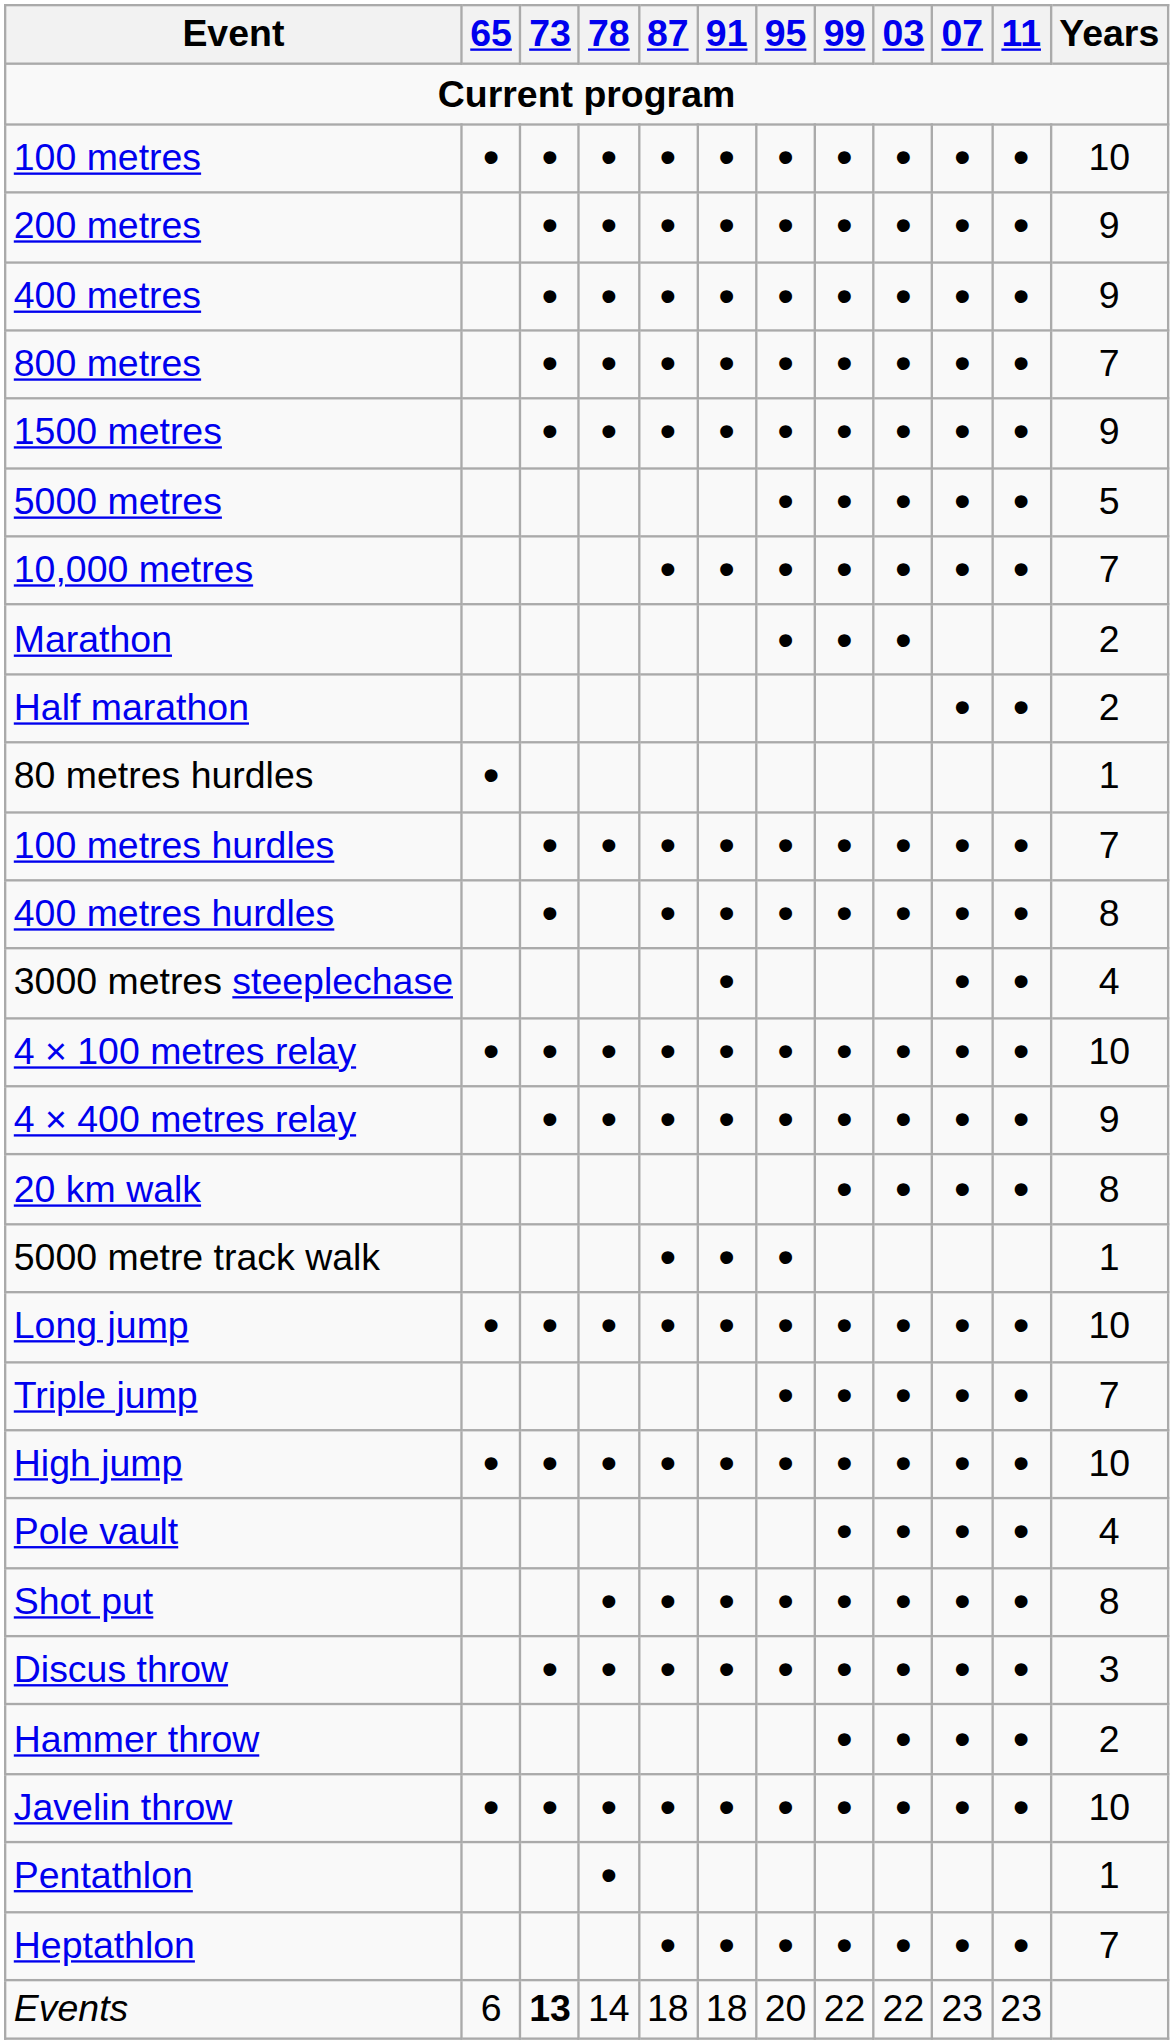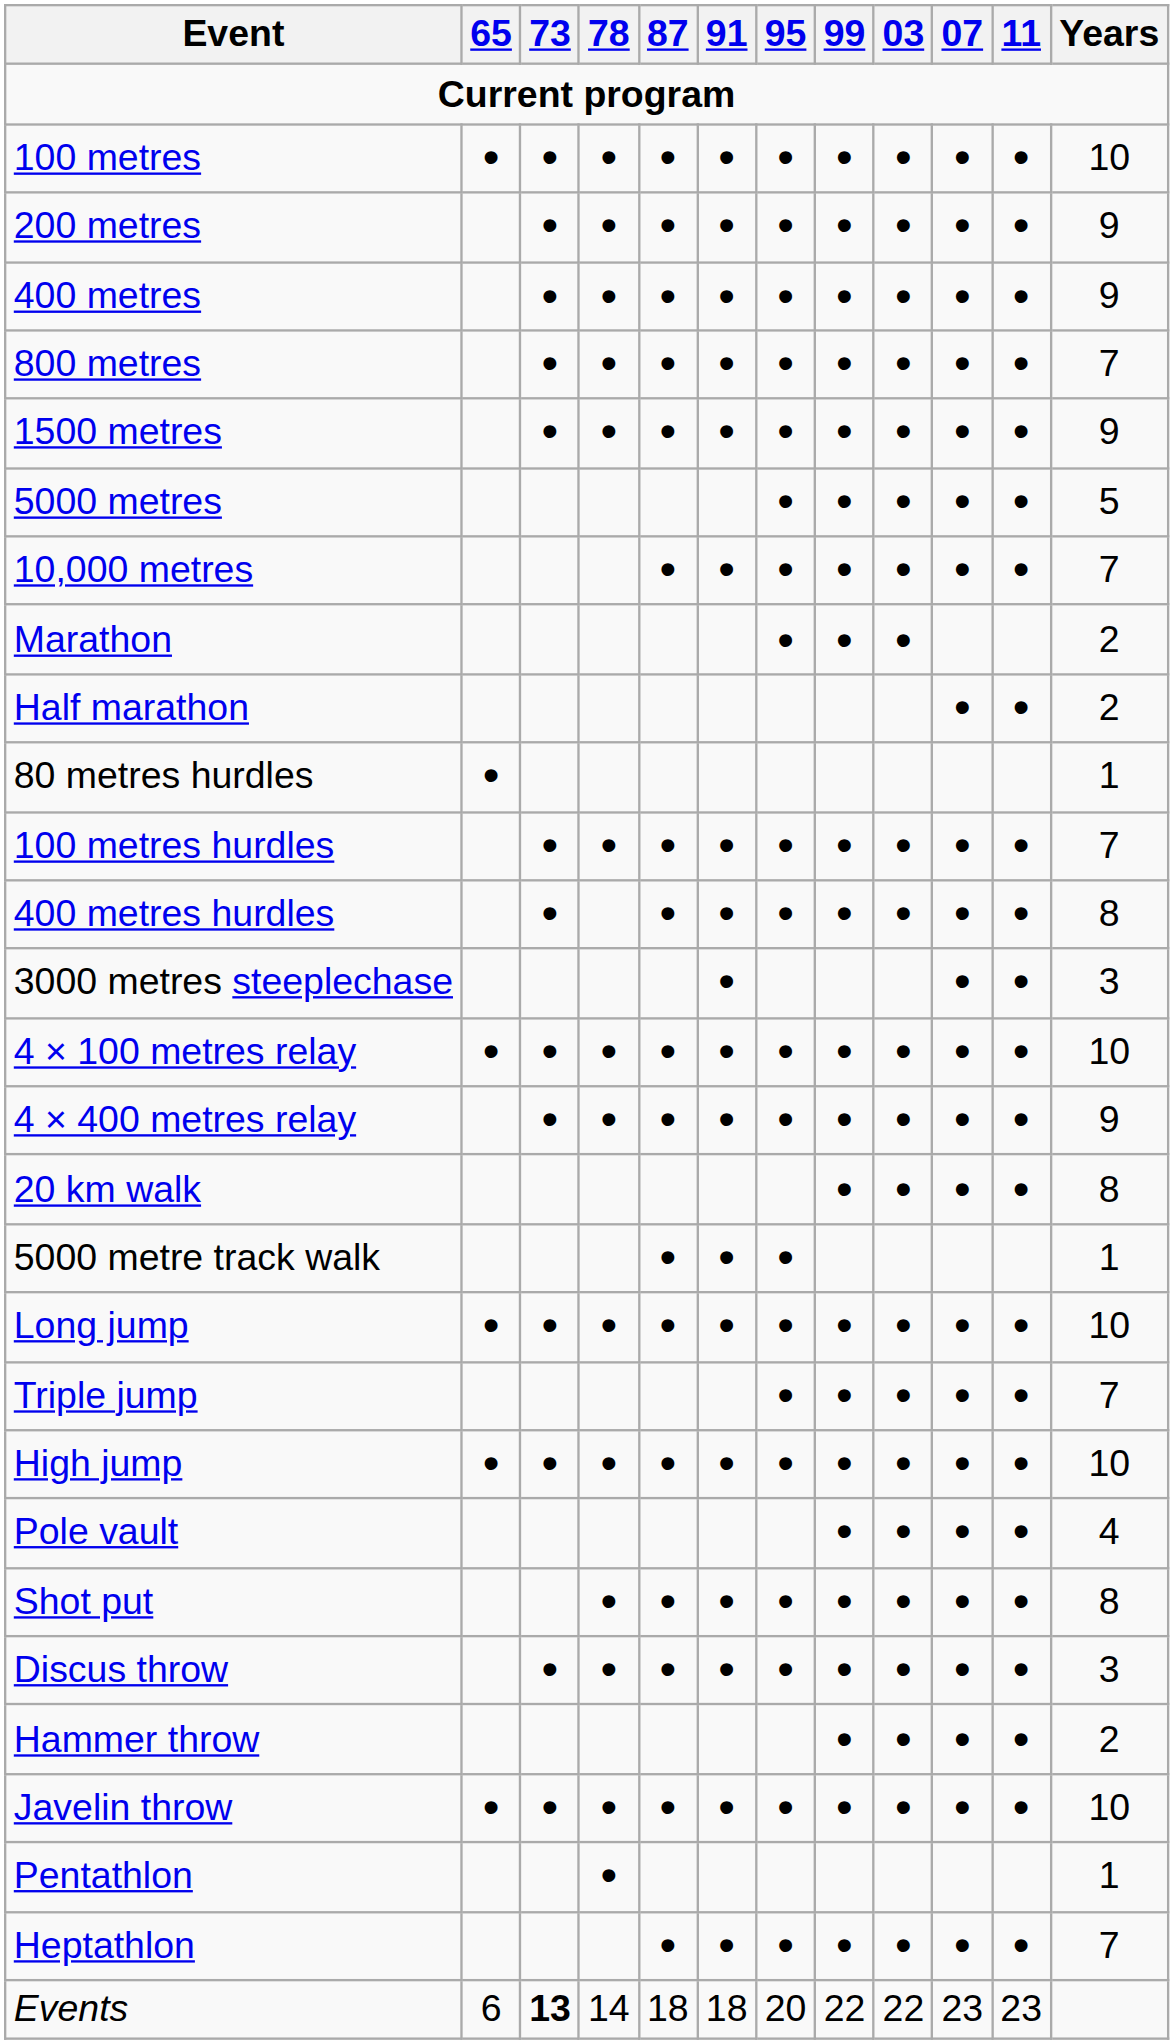(1109, 982) 4 -> (1109, 982) 3
